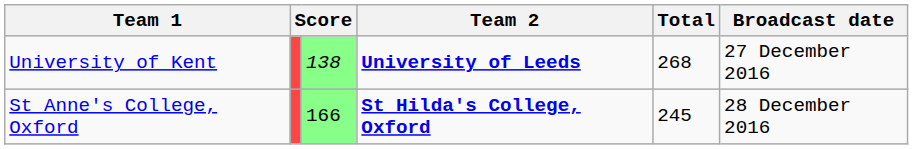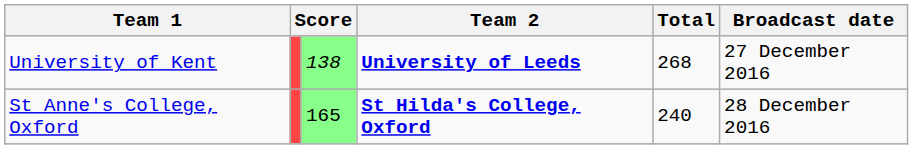(323, 116) 166 -> (323, 116) 165
(675, 116) 245 -> (675, 116) 240
